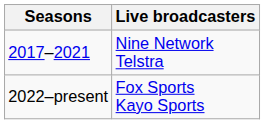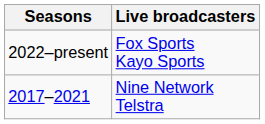rows swapped: (49, 52) <-> (58, 96)
